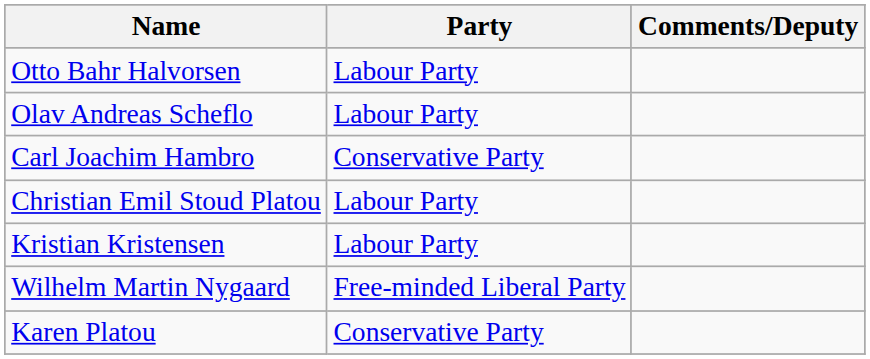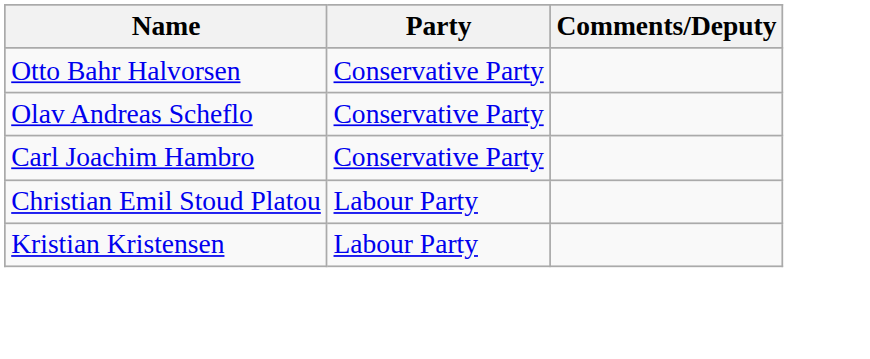(406, 69) Labour Party -> (439, 69) Conservative Party
(406, 113) Labour Party -> (439, 113) Conservative Party
- row: (151, 288)
- row: (83, 331)
